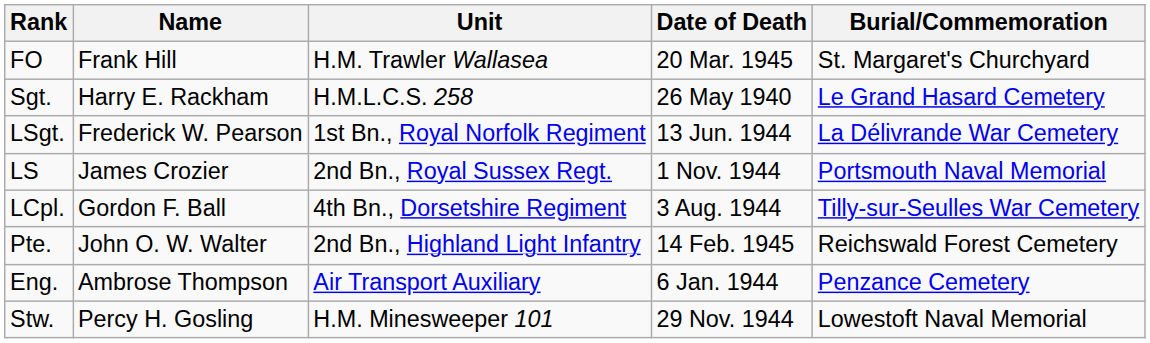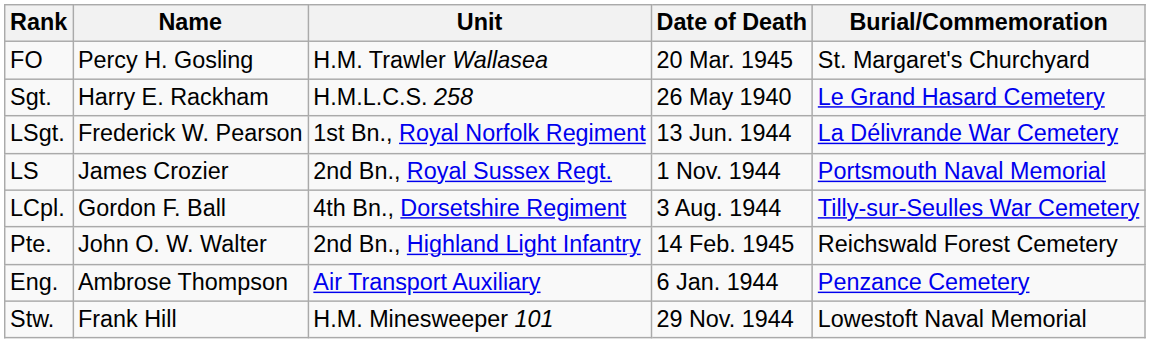(127, 60) Frank Hill -> (166, 60) Percy H. Gosling
(166, 319) Percy H. Gosling -> (127, 319) Frank Hill
